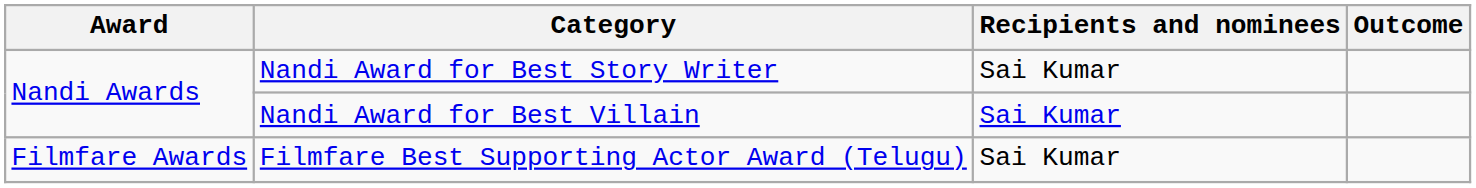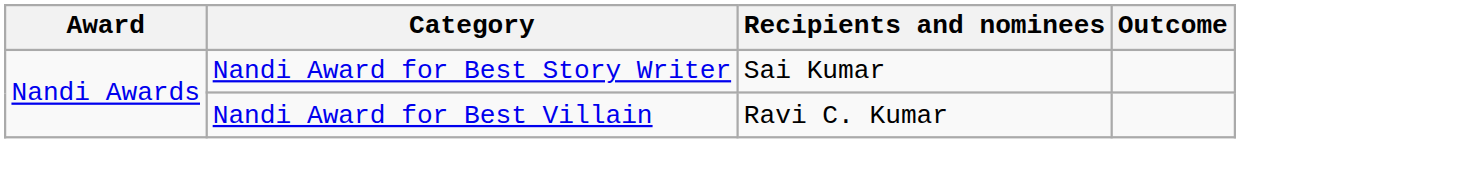(1050, 115) Sai Kumar -> (846, 115) Ravi C. Kumar
- row: (613, 159)
